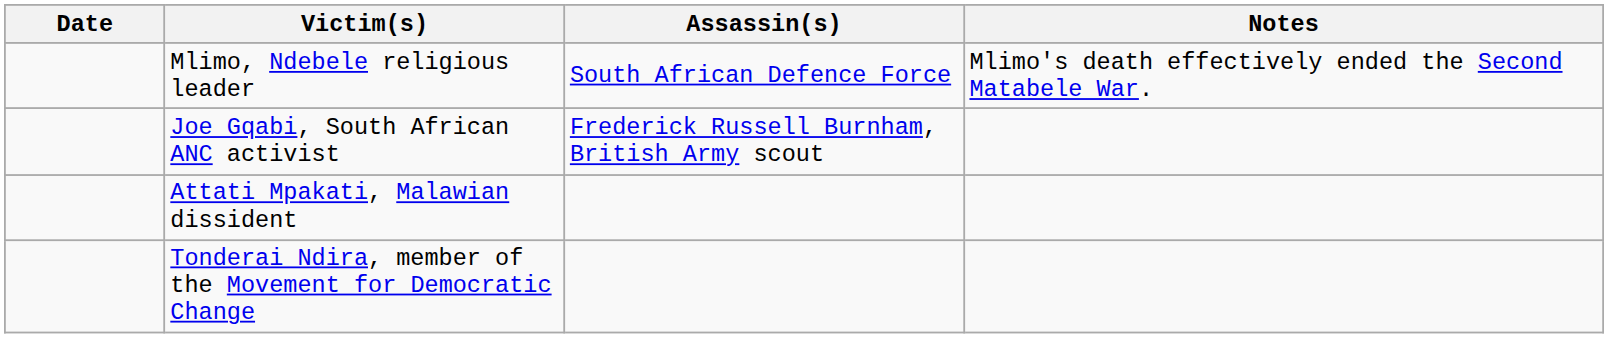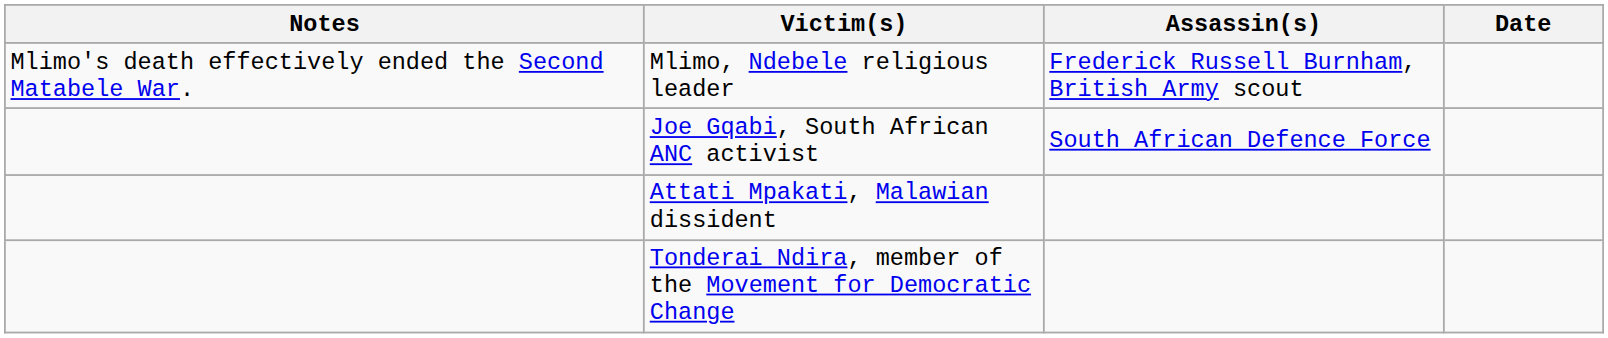columns swapped: (85, 24) <-> (1283, 24)
(761, 76) South African Defence Force -> (1233, 76) Frederick Russell Burnham, British Army scout
(753, 142) Frederick Russell Burnham, British Army scout -> (1240, 142) South African Defence Force
